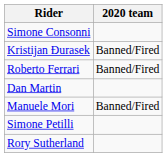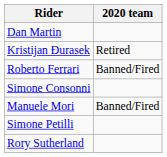rows swapped: (49, 32) <-> (34, 87)
(128, 50) Banned/Fired -> (113, 50) Retired
